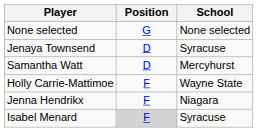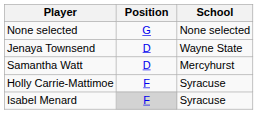(203, 48) Syracuse -> (211, 48) Wayne State
(211, 83) Wayne State -> (203, 83) Syracuse
- row: (45, 100)
